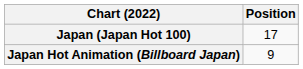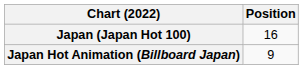(271, 34) 17 -> (271, 34) 16
